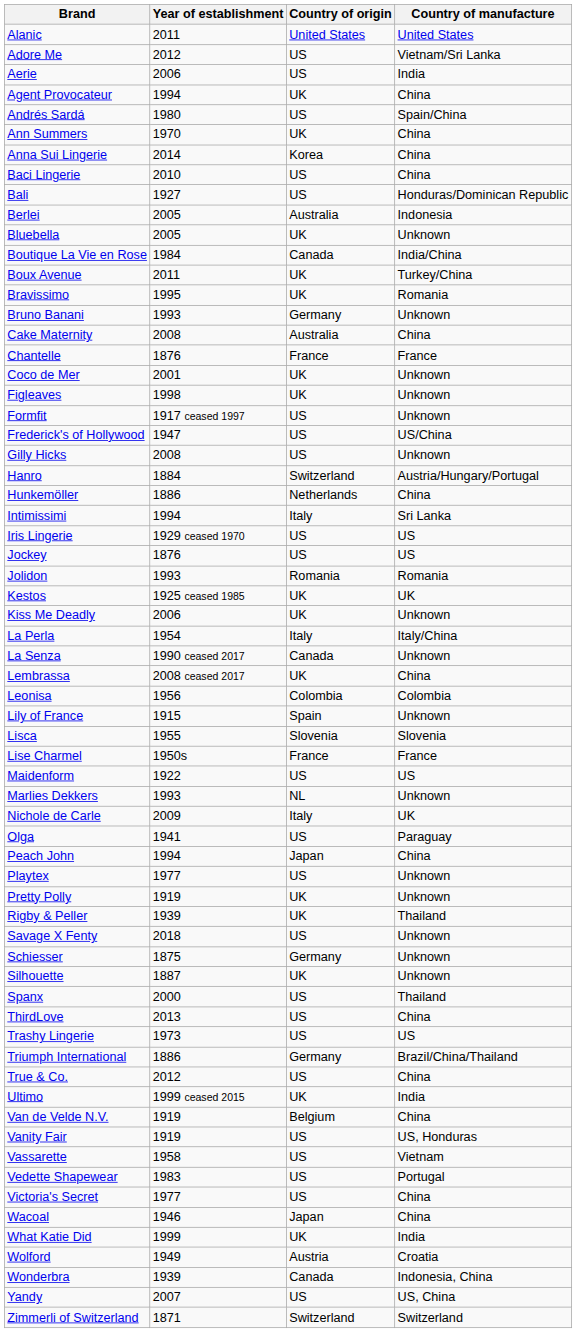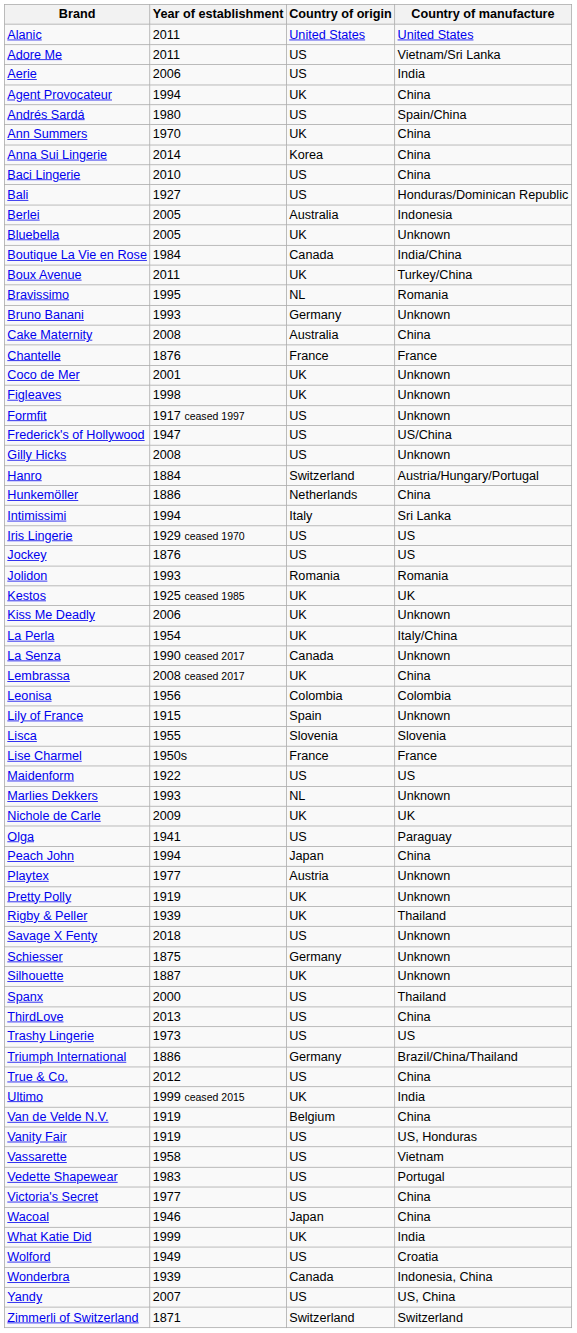(167, 54) 2012 -> (166, 54) 2011
(298, 295) UK -> (297, 295) NL
(301, 635) Italy -> (298, 635) UK
(301, 816) Italy -> (298, 816) UK
(298, 876) US -> (309, 876) Austria
(309, 1257) Austria -> (298, 1257) US
